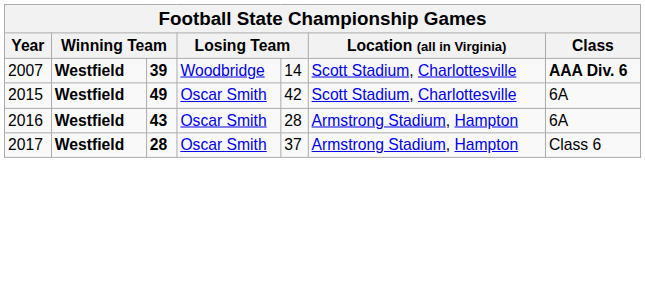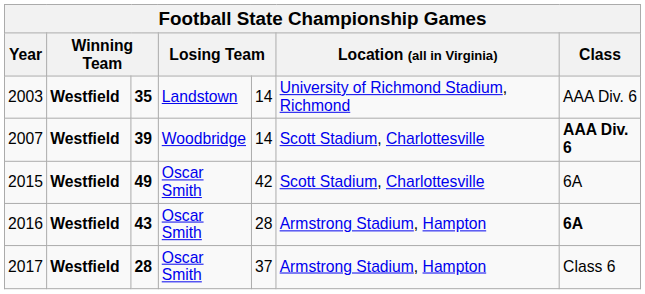+ row: (26, 97)
(559, 120) normal -> (573, 224) bold
